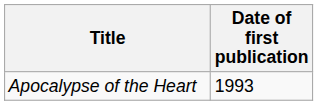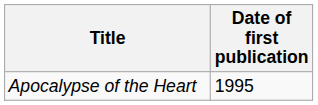(234, 85) 1993 -> (234, 85) 1995
